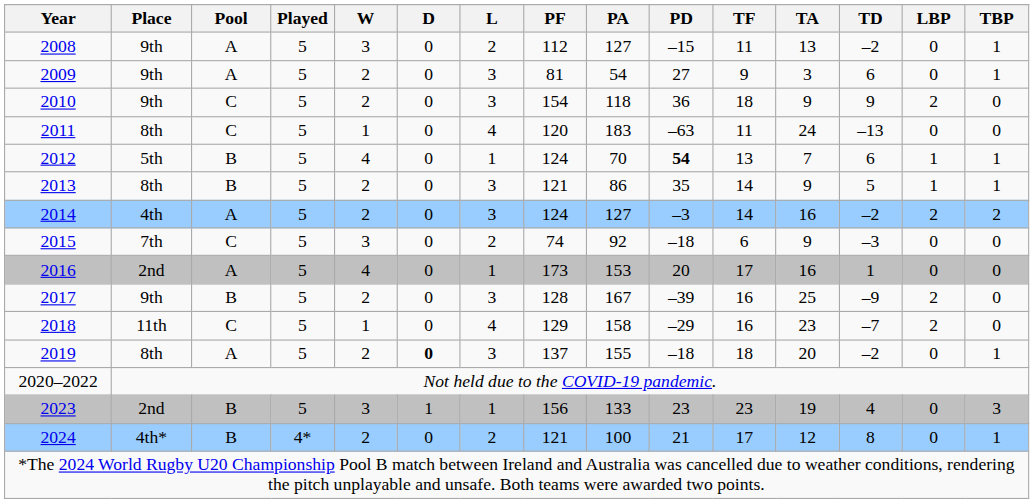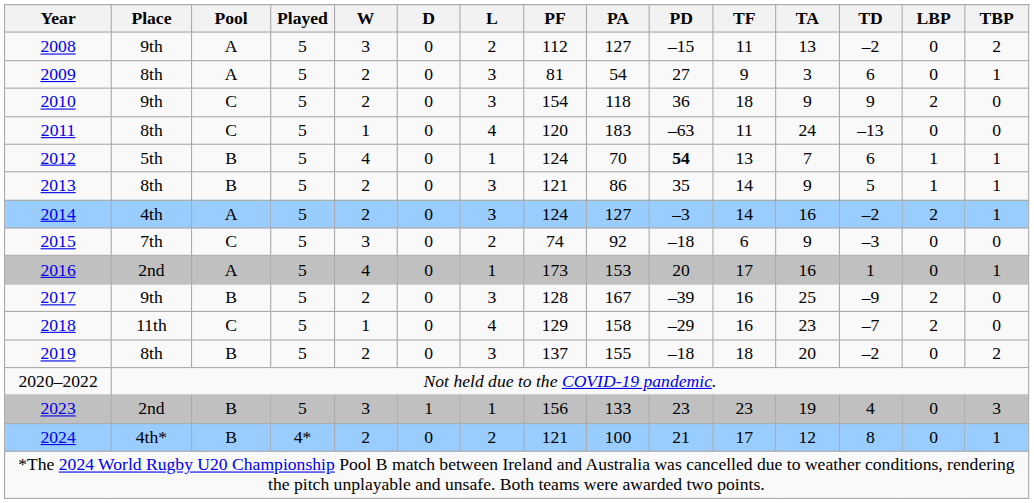(997, 46) 1 -> (997, 46) 2
(151, 74) 9th -> (151, 74) 8th
(997, 213) 2 -> (997, 213) 1
(997, 269) 0 -> (997, 269) 1
(231, 353) A -> (231, 353) B
(429, 353) bold -> (429, 353) normal
(997, 353) 1 -> (997, 353) 2
